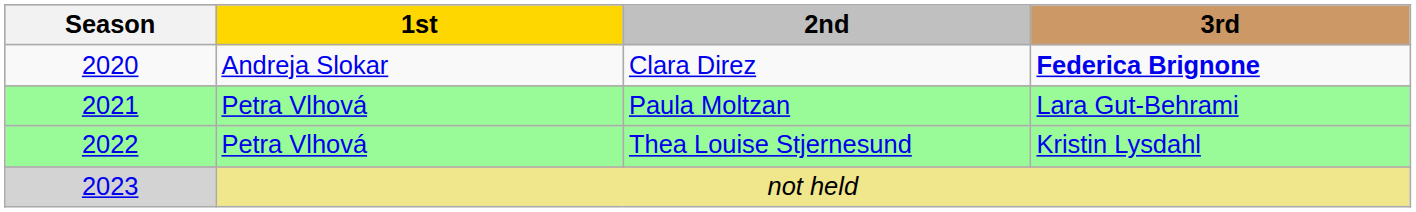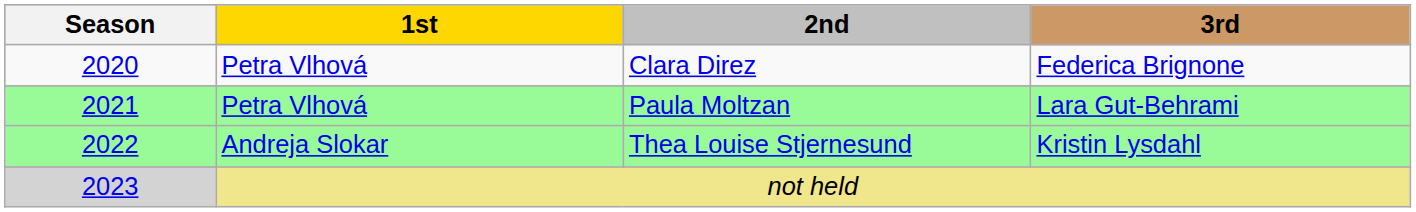(305, 65) Andreja Slokar -> (294, 65) Petra Vlhová
(1148, 65) bold -> (1140, 65) normal
(294, 145) Petra Vlhová -> (305, 145) Andreja Slokar
